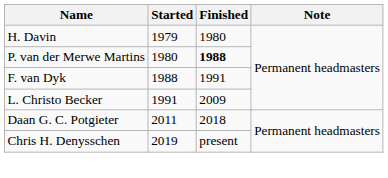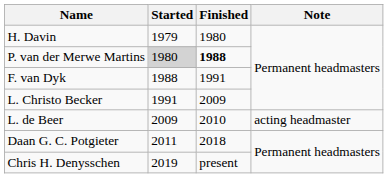(164, 57) no background -> (164, 57) lightgrey background
+ row: (35, 120)
